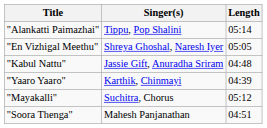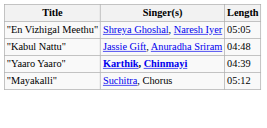- row: (53, 30)
(143, 81) normal -> (145, 64) bold
- row: (40, 115)
